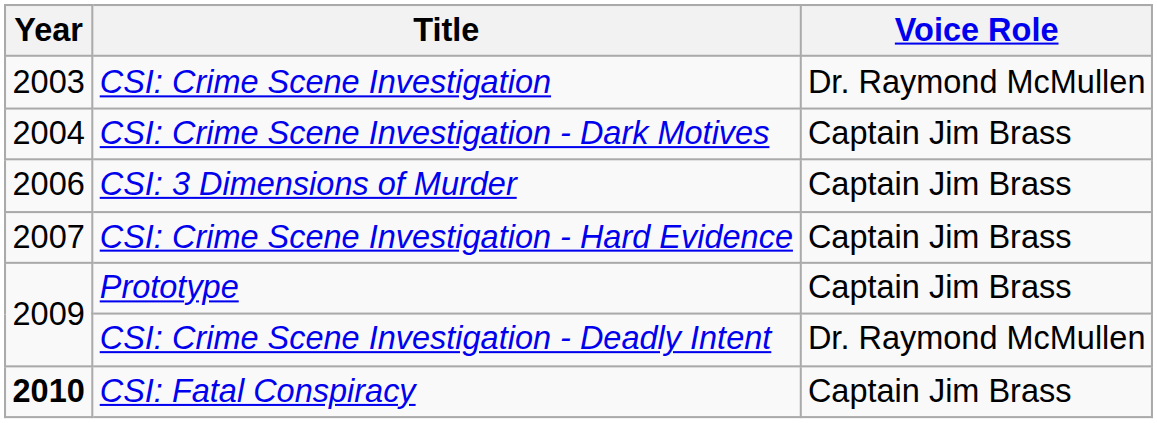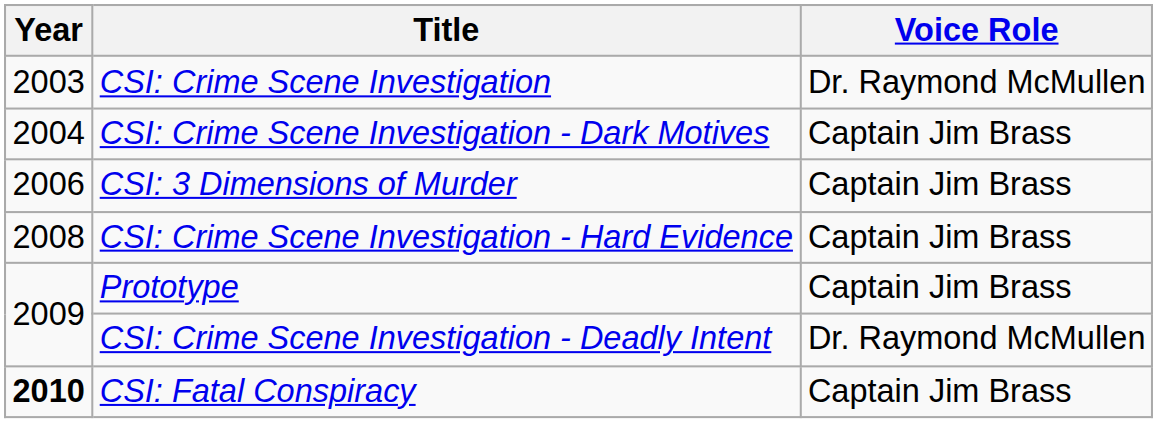(49, 236) 2007 -> (49, 236) 2008
